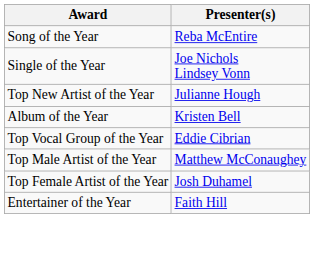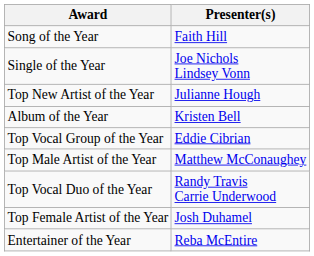(216, 36) Reba McEntire -> (201, 36) Faith Hill
+ row: (80, 189)
(201, 203) Faith Hill -> (216, 240) Reba McEntire
